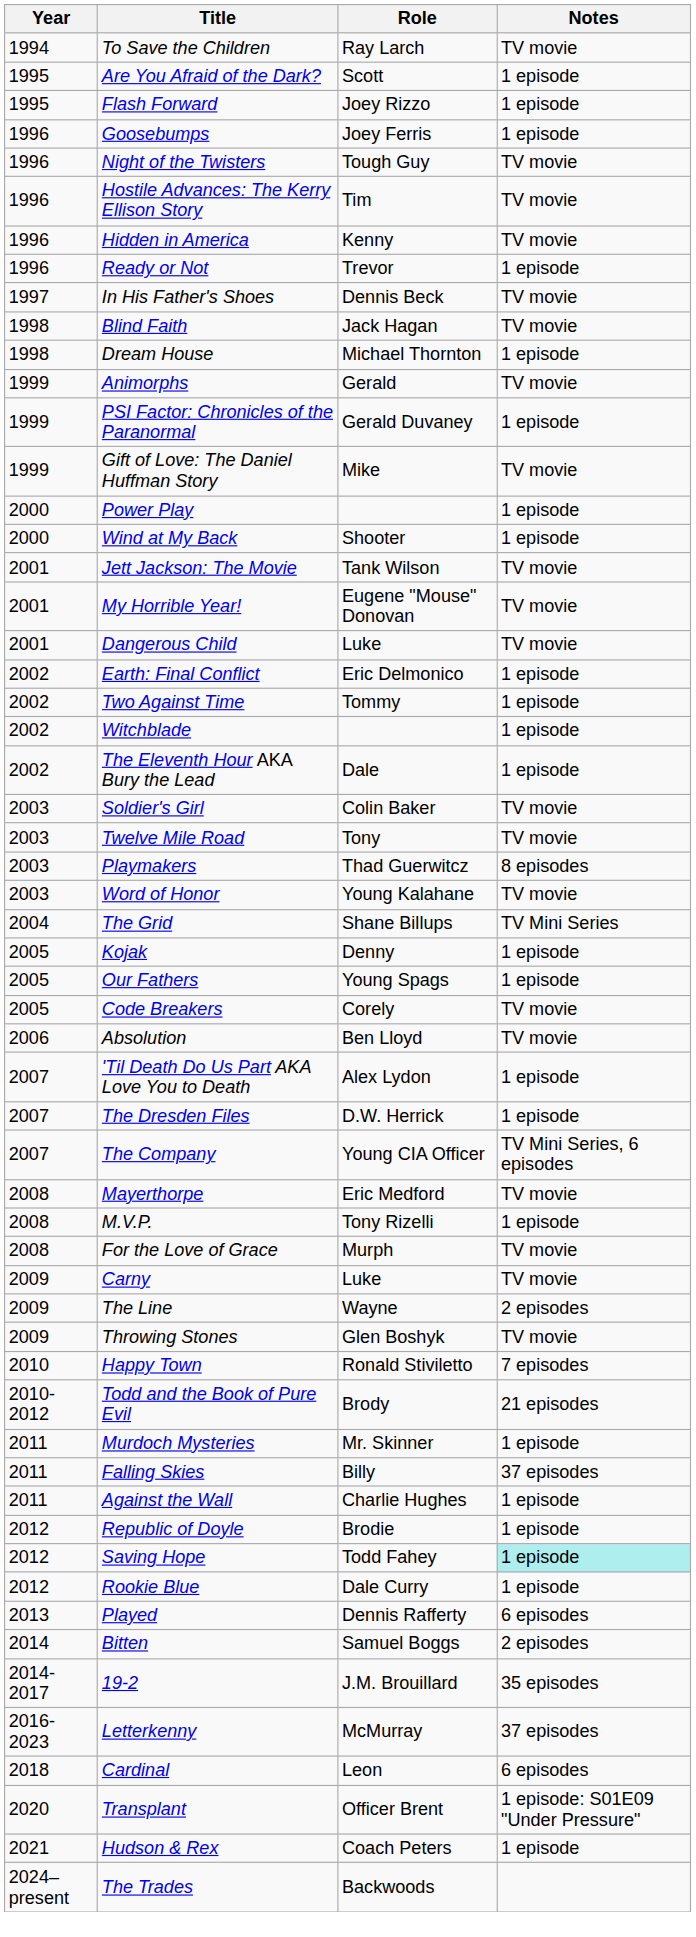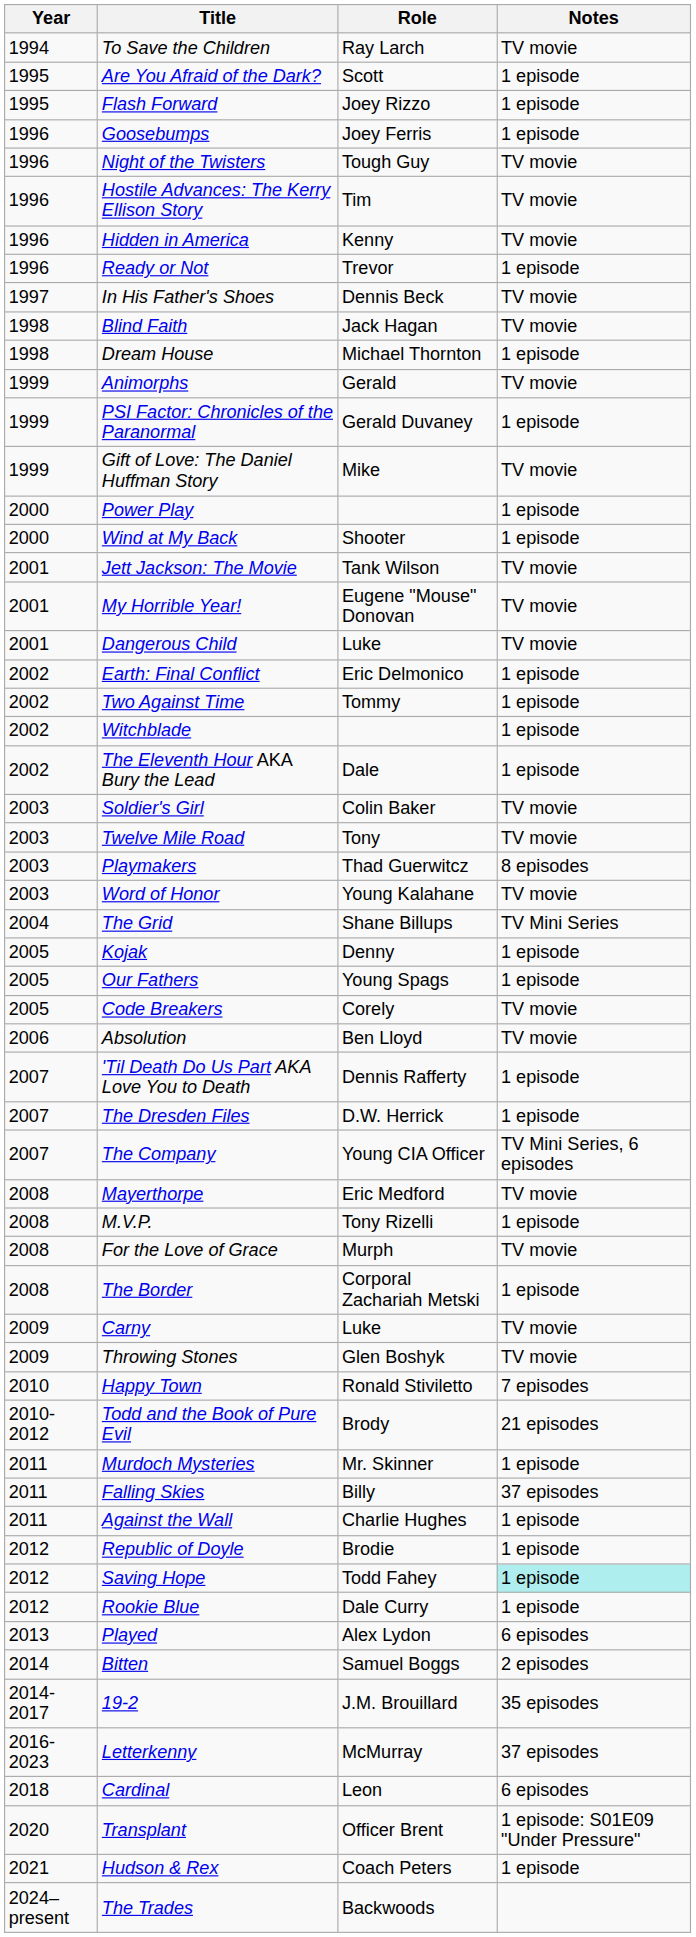(386, 1076) Alex Lydon -> (404, 1076) Dennis Rafferty
+ row: (147, 1289)
- row: (137, 1308)
(404, 1615) Dennis Rafferty -> (386, 1635) Alex Lydon
